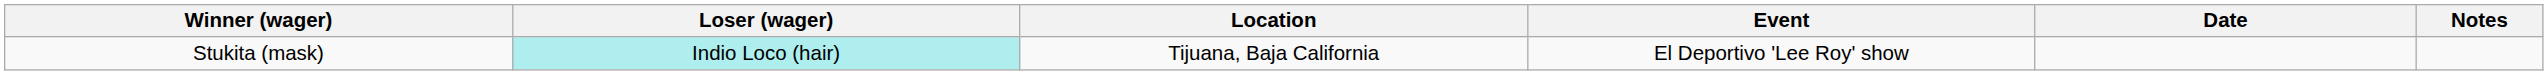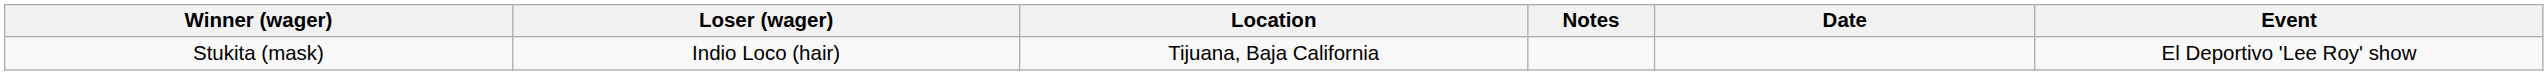columns swapped: (1781, 20) <-> (2479, 20)
(766, 53) paleturquoise background -> (766, 53) no background
